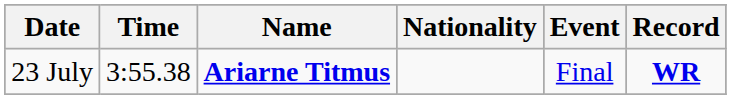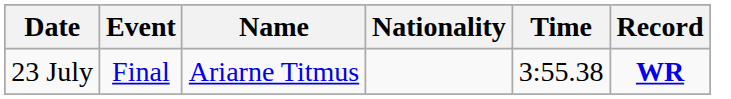columns swapped: (585, 26) <-> (148, 26)
(297, 71) bold -> (274, 71) normal
